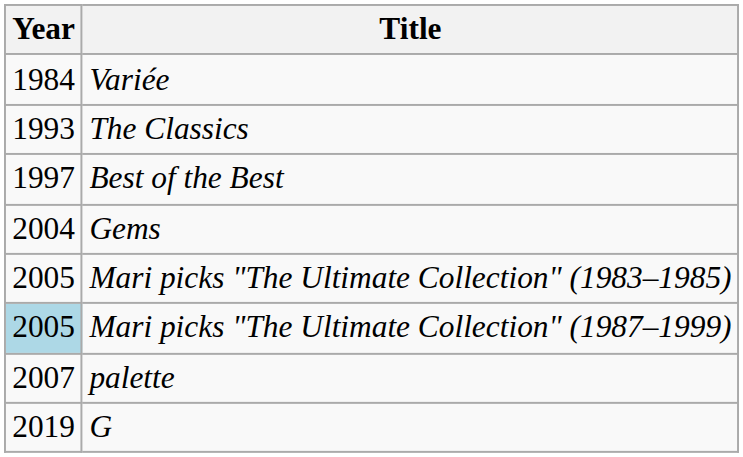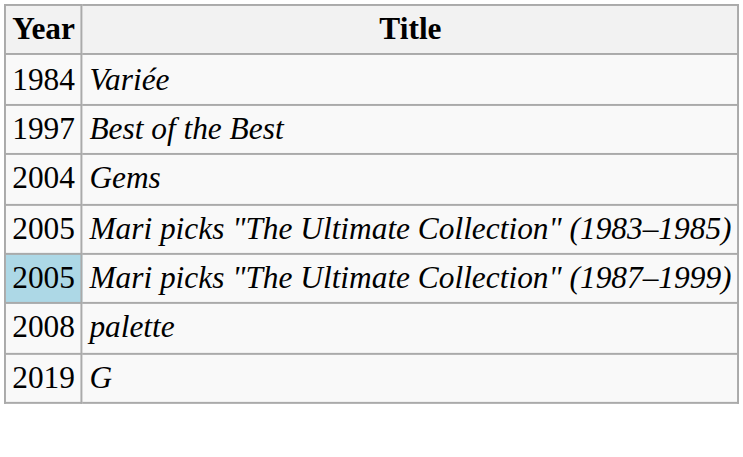- row: (169, 128)
(44, 377) 2007 -> (44, 327) 2008
